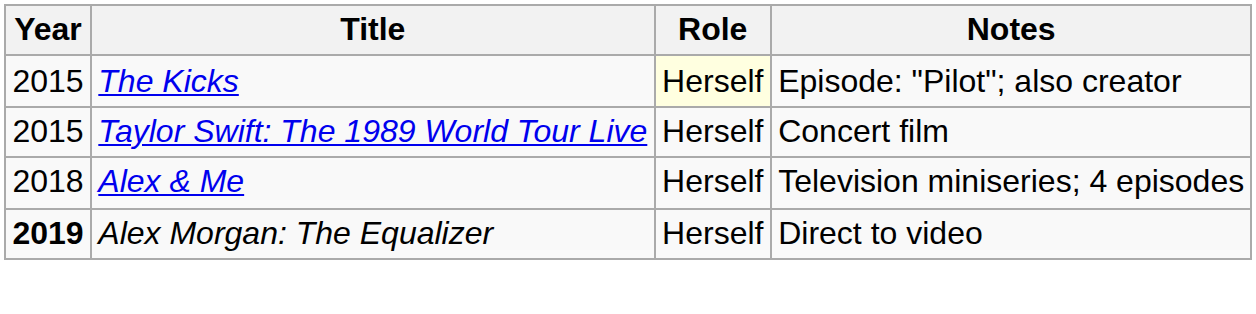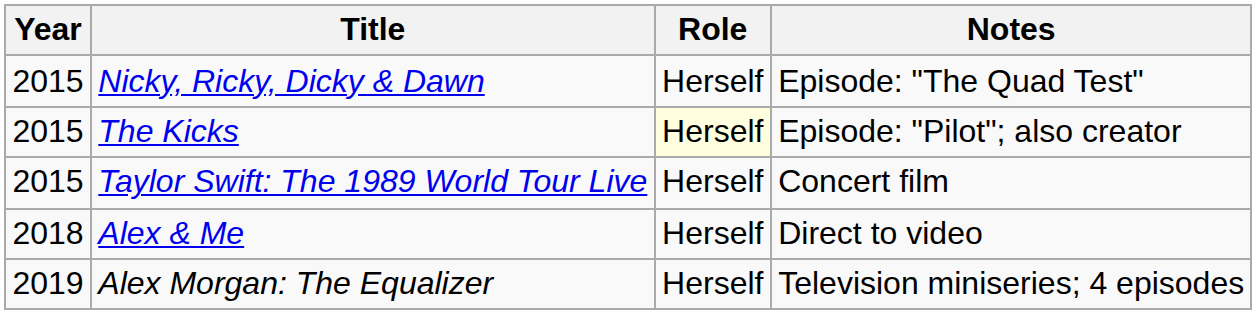+ row: (292, 80)
(1011, 182) Television miniseries; 4 episodes -> (880, 232) Direct to video
(48, 232) bold -> (48, 283) normal
(880, 232) Direct to video -> (1011, 283) Television miniseries; 4 episodes
